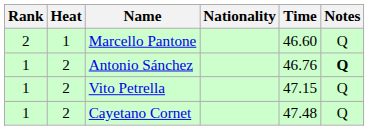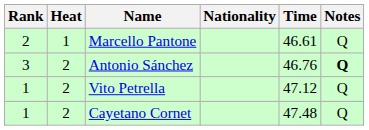(300, 40) 46.60 -> (300, 40) 46.61
(26, 64) 1 -> (26, 64) 3
(300, 88) 47.15 -> (300, 88) 47.12
